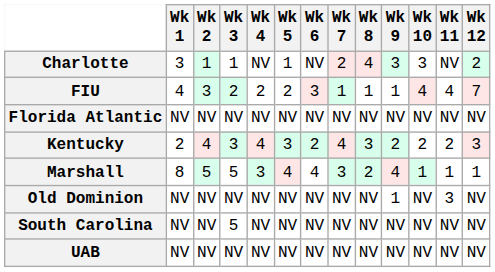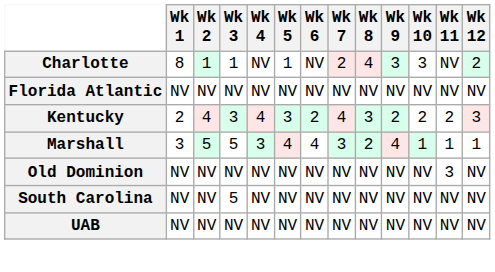(180, 64) 3 -> (180, 64) 8
- row: (85, 91)
(180, 172) 8 -> (180, 145) 3
(395, 199) 1 -> (395, 172) NV
